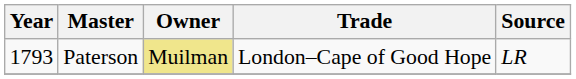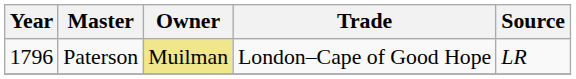(31, 56) 1793 -> (31, 56) 1796
